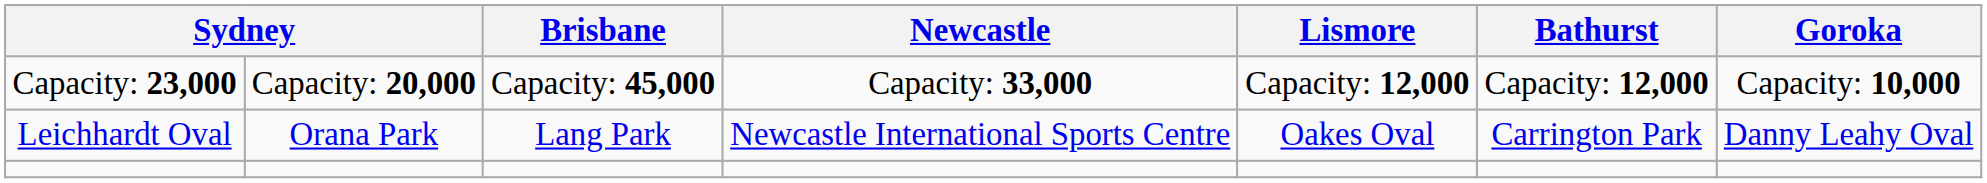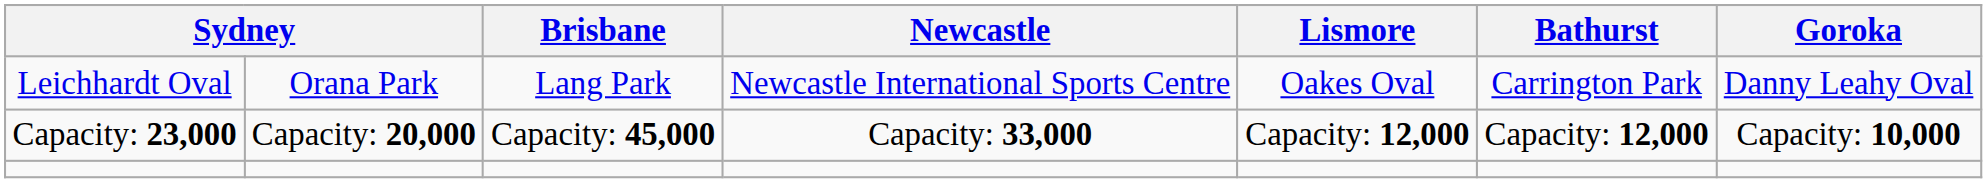rows swapped: (125, 134) <-> (125, 82)
